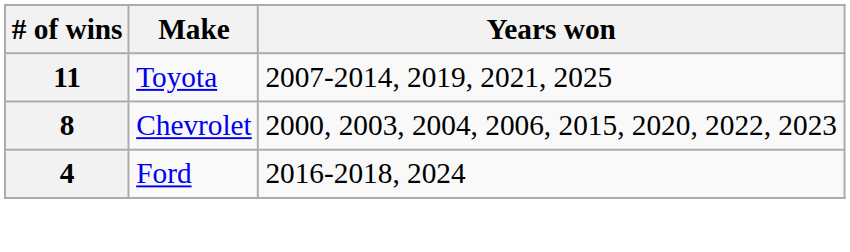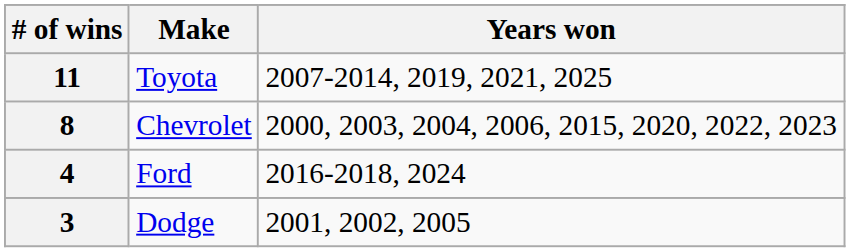+ row: (67, 222)
